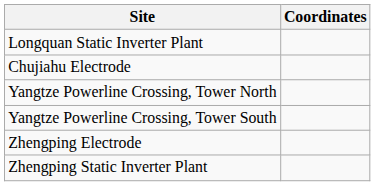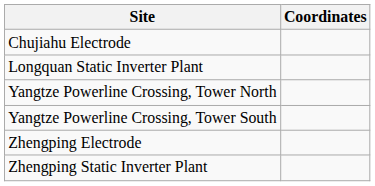rows swapped: (106, 42) <-> (70, 67)
